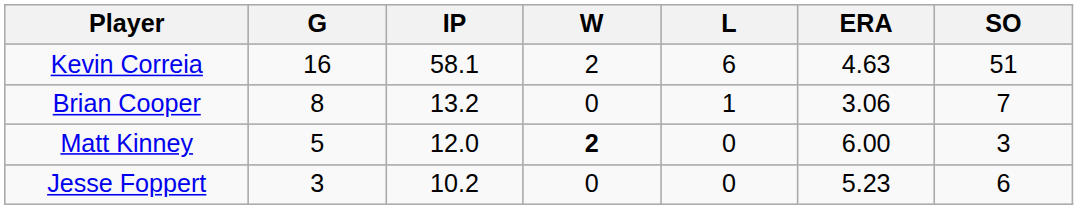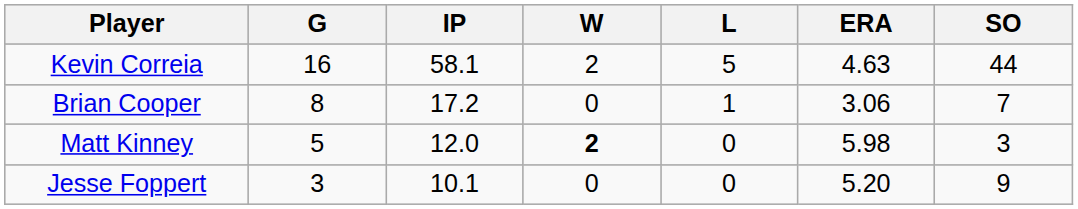(729, 64) 6 -> (729, 64) 5
(1003, 64) 51 -> (1003, 64) 44
(455, 104) 13.2 -> (455, 104) 17.2
(866, 143) 6.00 -> (866, 143) 5.98
(455, 183) 10.2 -> (455, 183) 10.1
(866, 183) 5.23 -> (866, 183) 5.20
(1003, 183) 6 -> (1003, 183) 9
